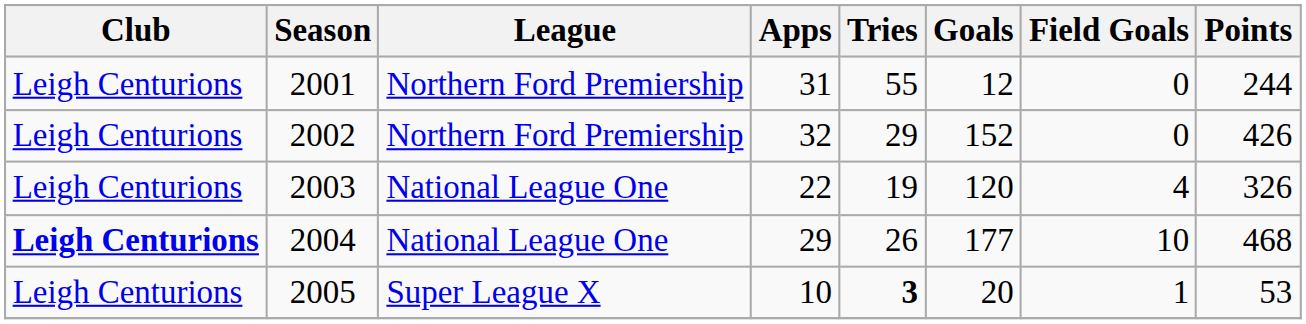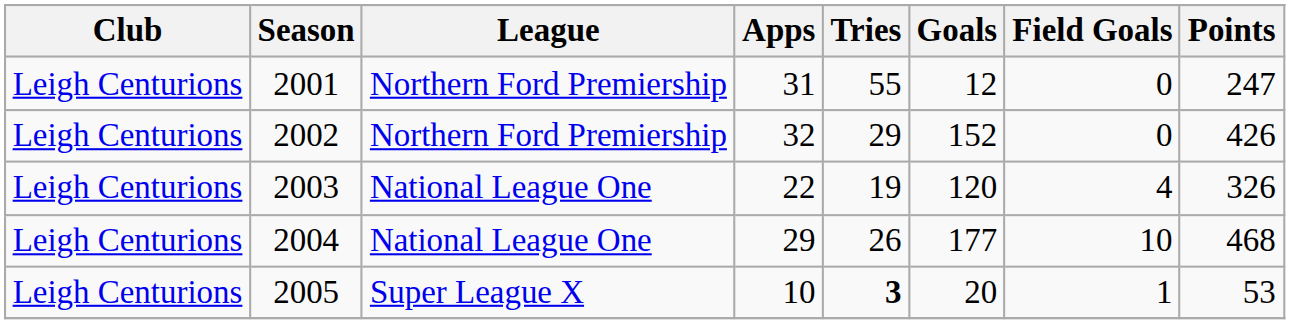(1267, 82) 244 -> (1251, 82) 247
(136, 239) bold -> (128, 239) normal
